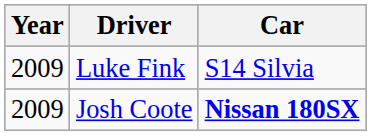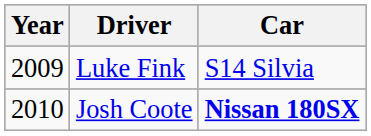(37, 109) 2009 -> (37, 109) 2010
